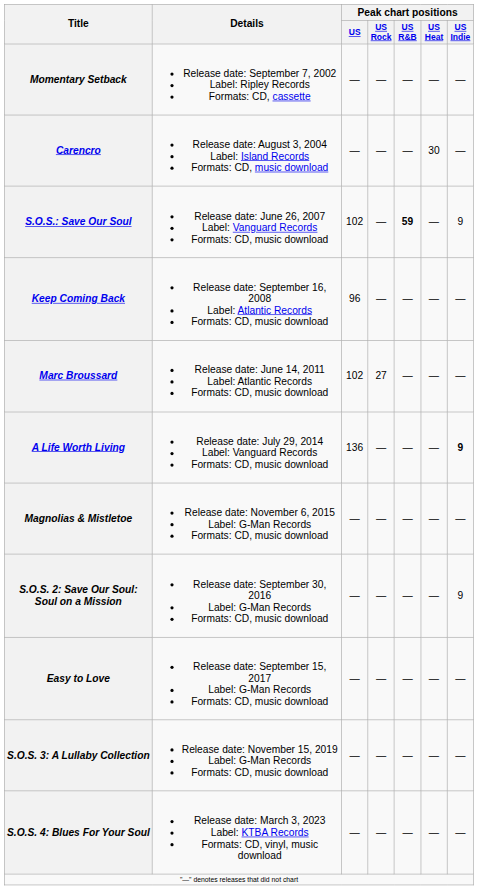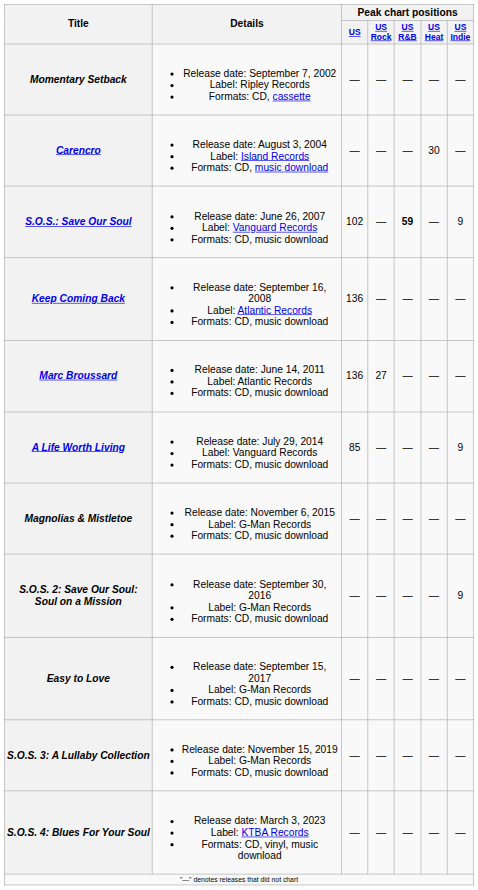(355, 299) 96 -> (355, 299) 136
(355, 376) 102 -> (355, 376) 136
(355, 447) 136 -> (355, 447) 85
(460, 447) bold -> (460, 447) normal
